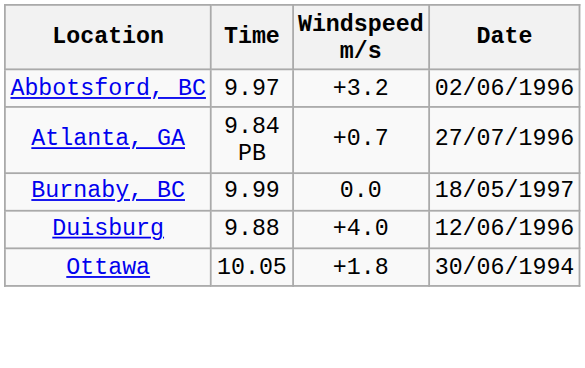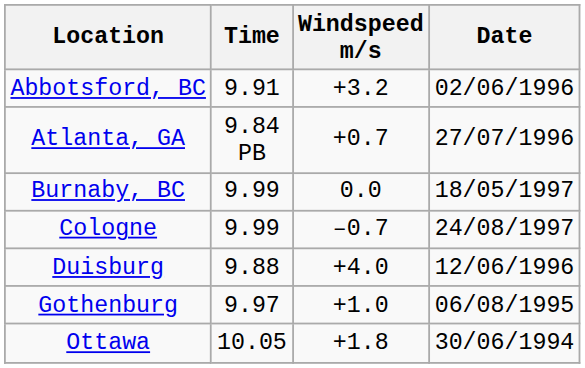(252, 89) 9.97 -> (252, 89) 9.91
+ row: (108, 229)
+ row: (108, 305)
